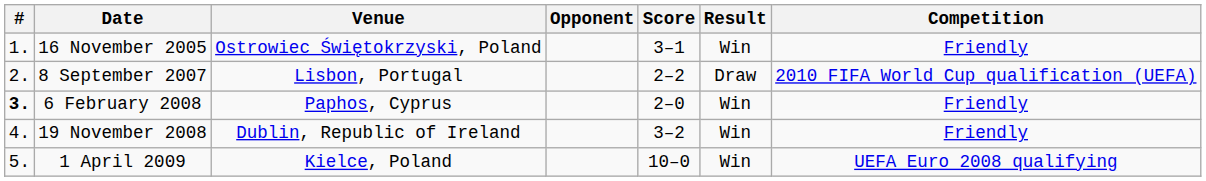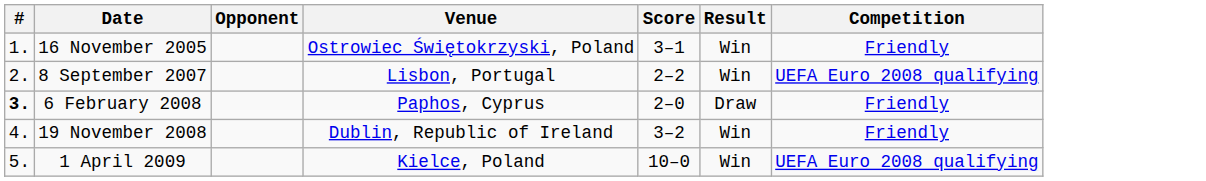columns swapped: (378, 19) <-> (592, 19)
(735, 76) Draw -> (735, 76) Win
(986, 76) 2010 FIFA World Cup qualification (UEFA) -> (907, 76) UEFA Euro 2008 qualifying
(735, 105) Win -> (735, 105) Draw
